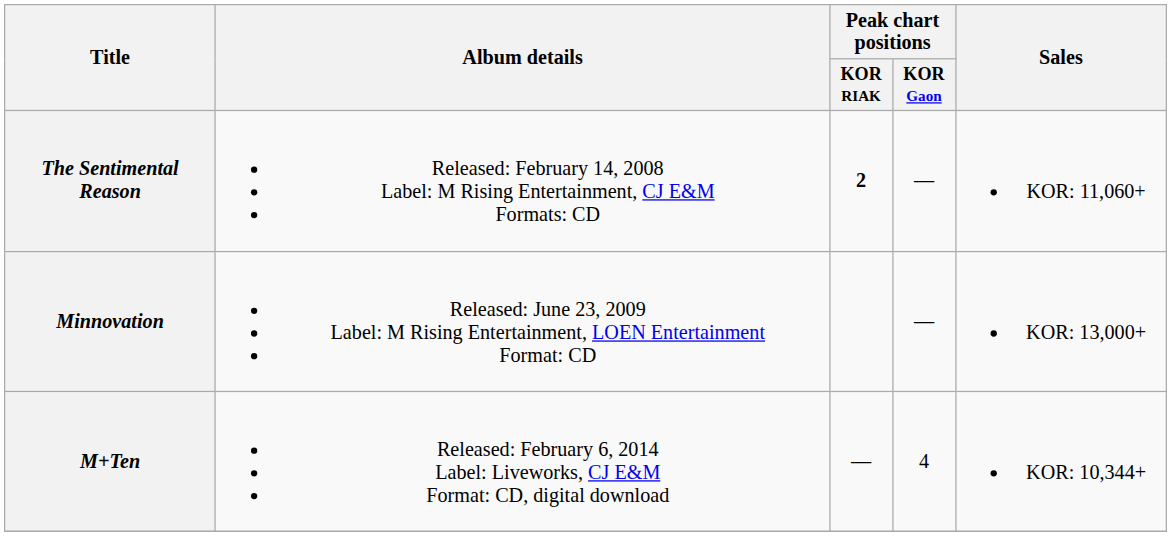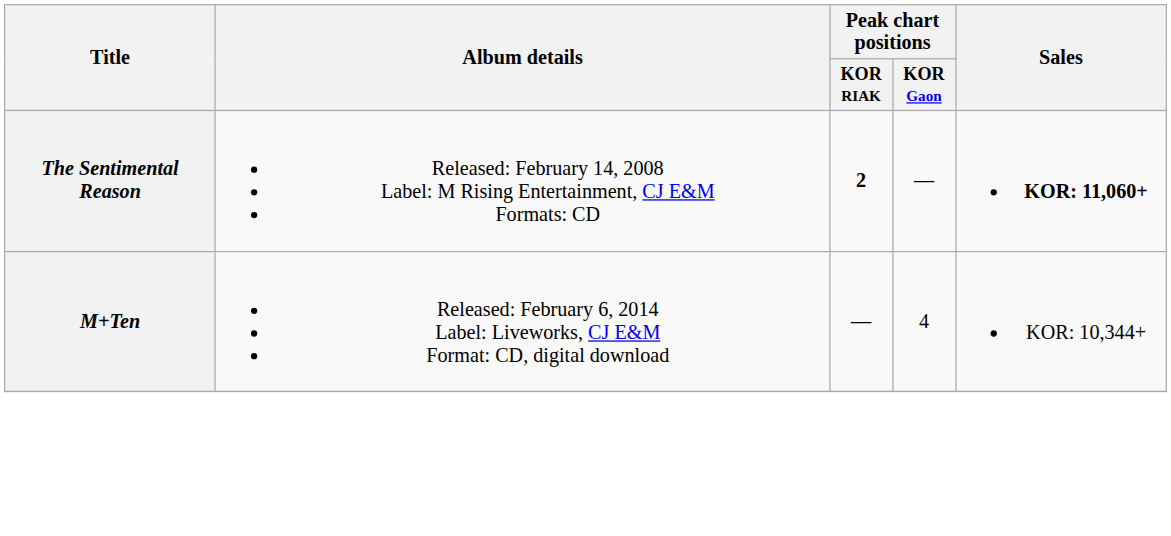(1061, 192) normal -> (1061, 192) bold
- row: (110, 320)
